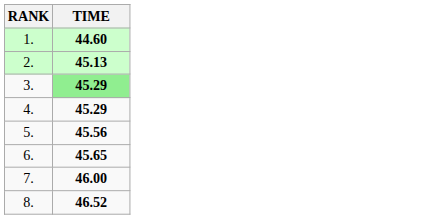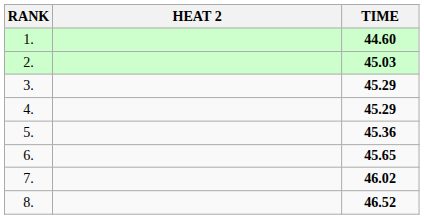+ column: (197, 16)
(91, 63) 45.13 -> (380, 63) 45.03
(91, 86) lightgreen background -> (380, 86) no background
(91, 132) 45.56 -> (380, 132) 45.36
(91, 179) 46.00 -> (380, 179) 46.02
